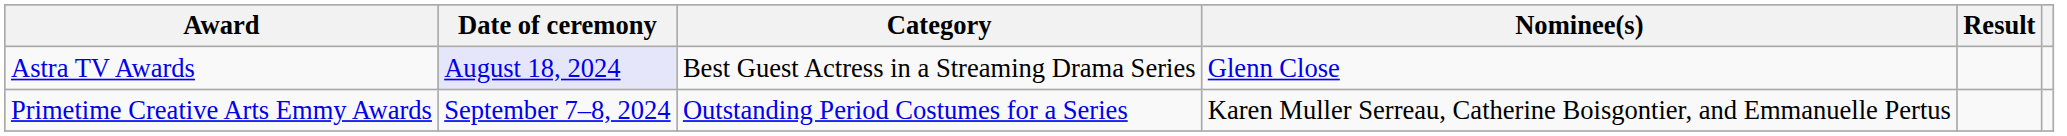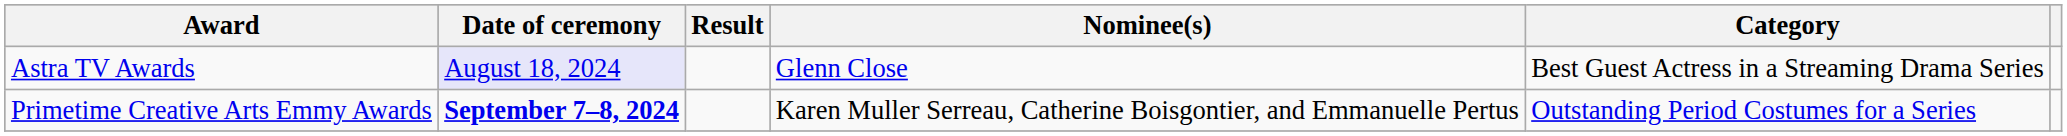columns swapped: (939, 25) <-> (1999, 25)
(557, 109) normal -> (562, 109) bold
